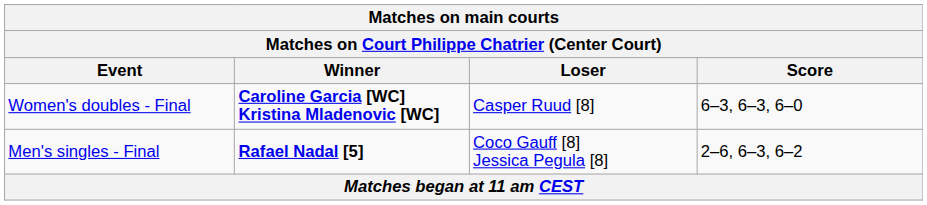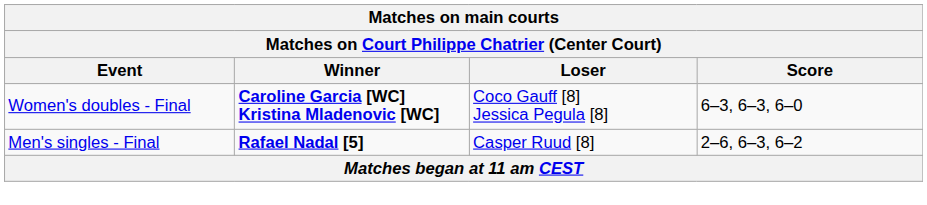(534, 106) Casper Ruud [8] -> (541, 106) Coco Gauff [8] Jessica Pegula [8]
(541, 151) Coco Gauff [8] Jessica Pegula [8] -> (534, 141) Casper Ruud [8]
